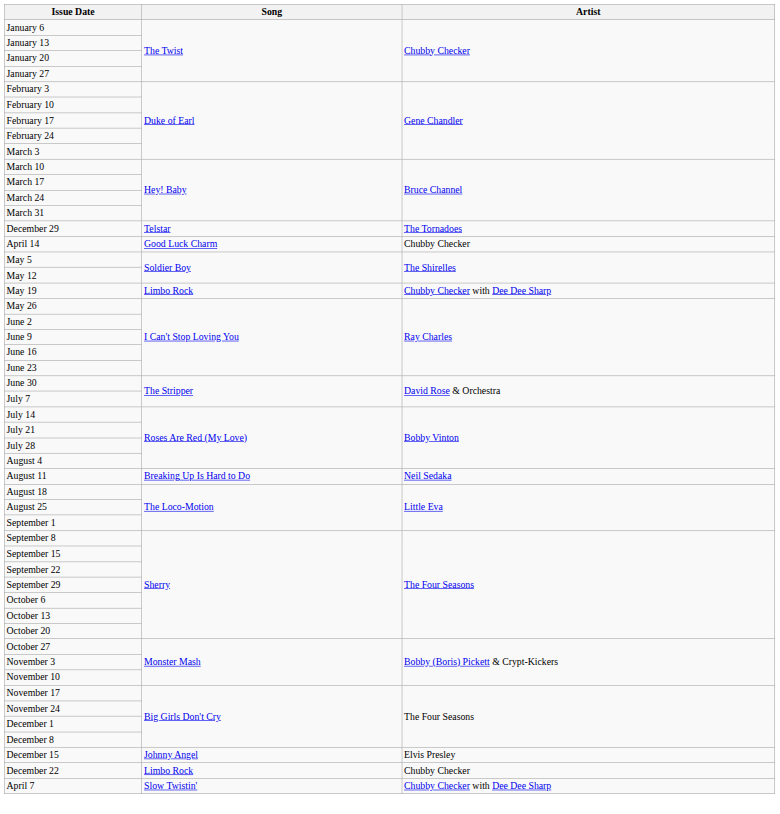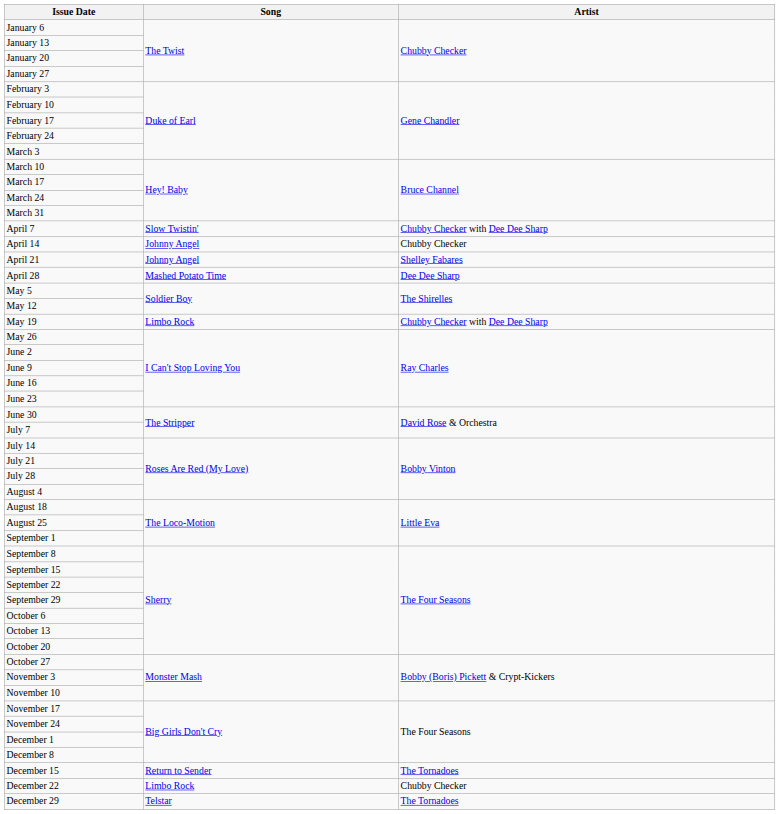rows swapped: (21, 786) <-> (33, 228)
(181, 244) Good Luck Charm -> (172, 244) Johnny Angel
+ row: (23, 259)
+ row: (23, 275)
- row: (27, 476)
(171, 755) Johnny Angel -> (178, 770) Return to Sender
(430, 755) Elvis Presley -> (430, 770) The Tornadoes
